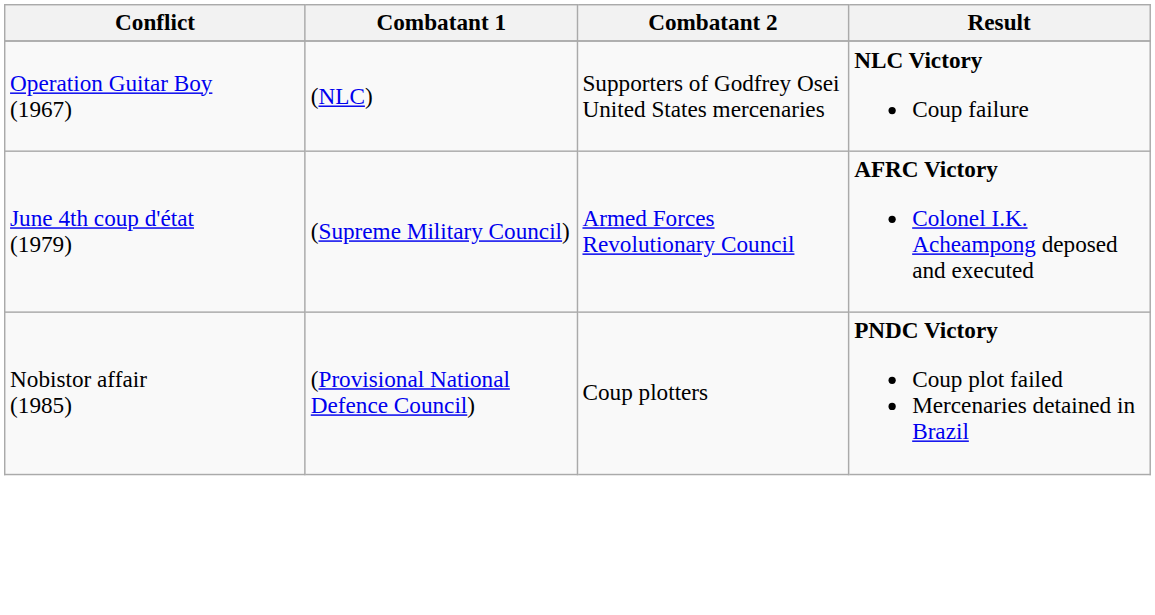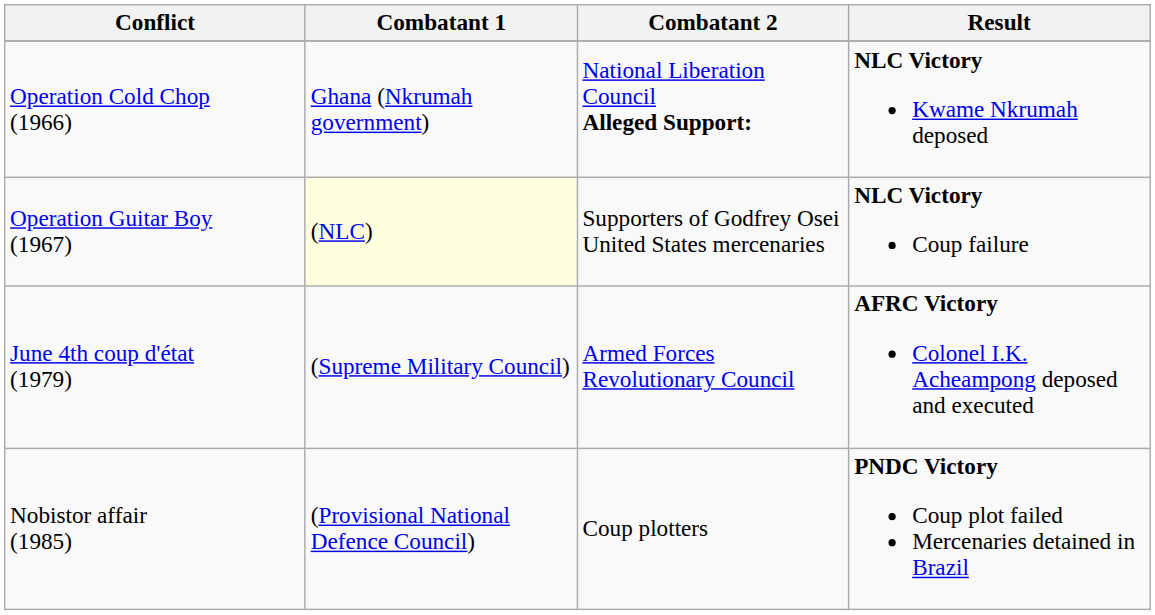+ row: (110, 108)
(342, 95) no background -> (342, 231) lightyellow background
